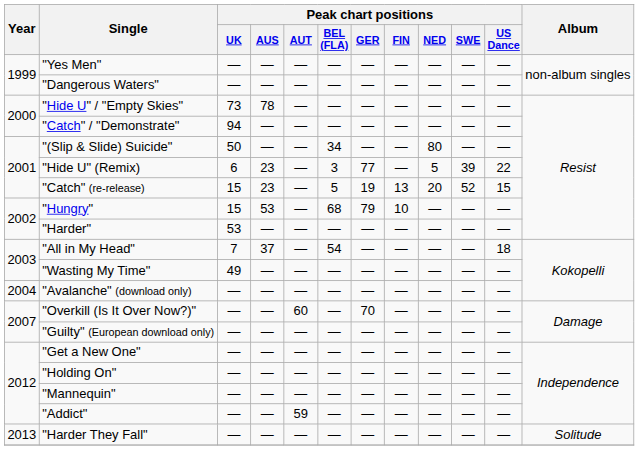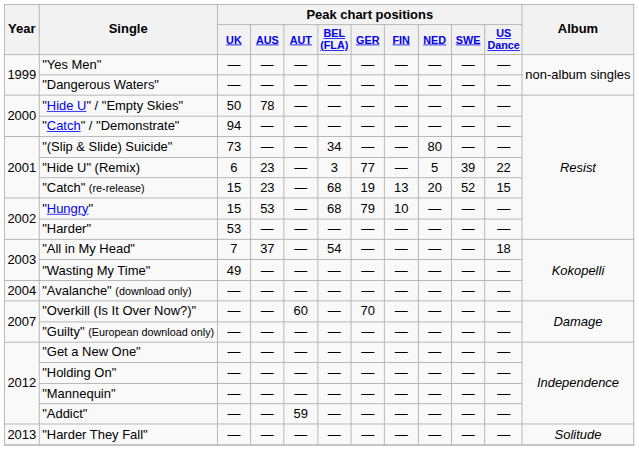(234, 105) 73 -> (234, 105) 50
(234, 146) 50 -> (234, 146) 73
(334, 188) 5 -> (334, 188) 68
